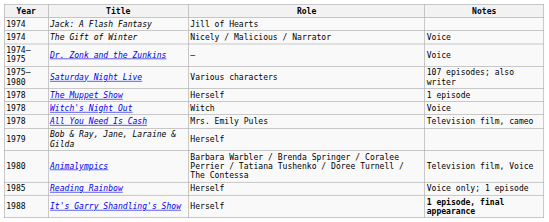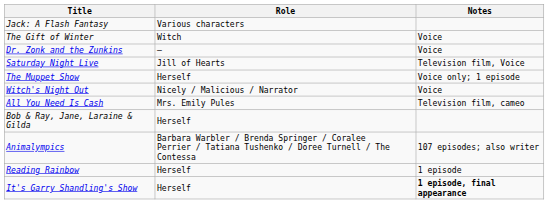- column: (26, 11)
(224, 24) Jill of Hearts -> (201, 24) Various characters
(261, 37) Nicely / Malicious / Narrator -> (169, 37) Witch
(234, 77) Various characters -> (191, 63) Jill of Hearts
(470, 77) 107 episodes; also writer -> (471, 63) Television film, Voice
(449, 95) 1 episode -> (469, 77) Voice only; 1 episode
(202, 108) Witch -> (227, 90) Nicely / Malicious / Narrator
(480, 166) Television film, Voice -> (478, 148) 107 episodes; also writer
(478, 189) Voice only; 1 episode -> (440, 170) 1 episode
